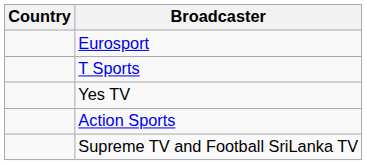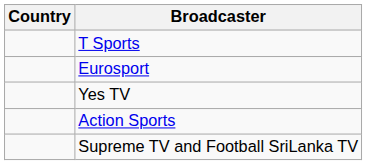rows swapped: (109, 69) <-> (114, 43)
